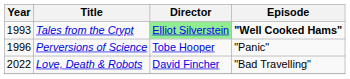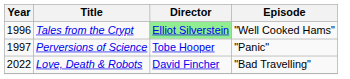(19, 30) 1993 -> (19, 30) 1996
(288, 30) bold -> (284, 30) normal
(19, 47) 1996 -> (19, 47) 1997
